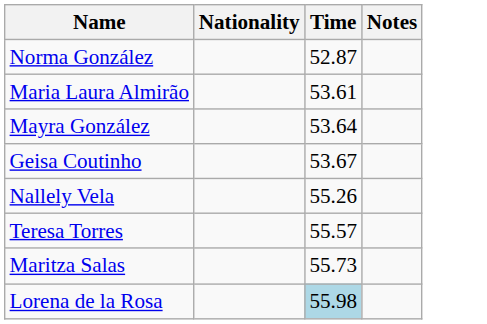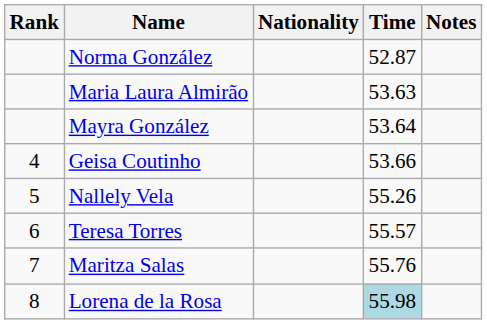+ column: (34, 22)
(333, 91) 53.61 -> (392, 91) 53.63
(333, 161) 53.67 -> (392, 161) 53.66
(333, 265) 55.73 -> (392, 265) 55.76
